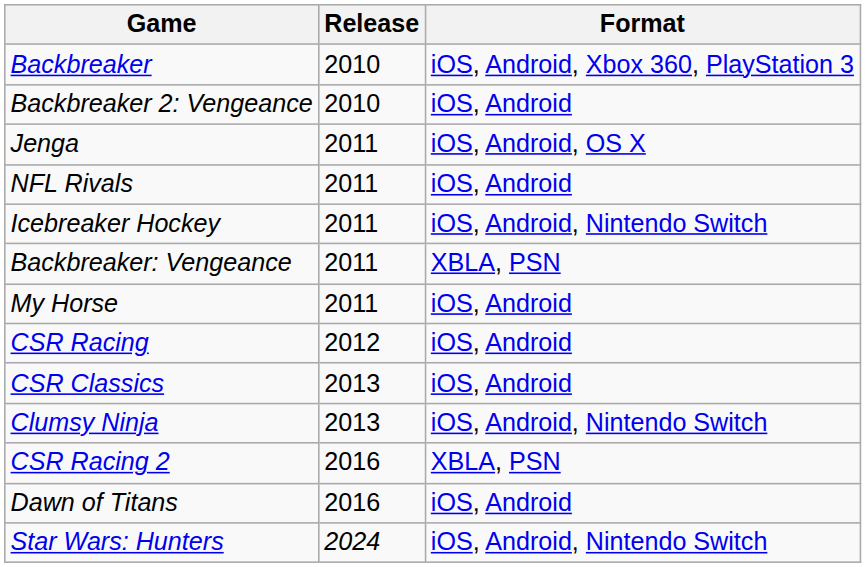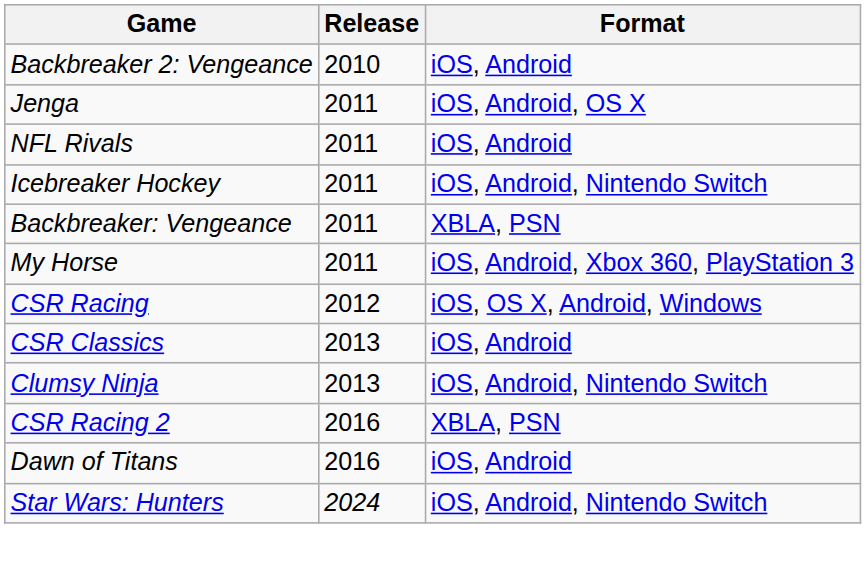- row: (81, 64)
(501, 303) iOS, Android -> (642, 263) iOS, Android, Xbox 360, PlayStation 3
(501, 343) iOS, Android -> (596, 303) iOS, OS X, Android, Windows
